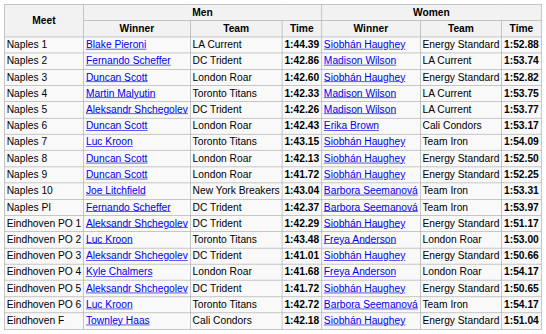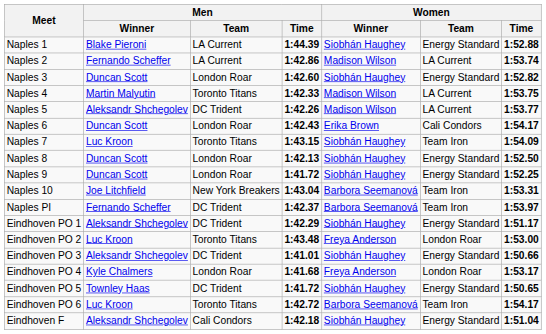(217, 61) DC Trident -> (217, 61) LA Current
(521, 126) 1:53.17 -> (521, 126) 1:54.17
(521, 272) 1:54.17 -> (521, 272) 1:53.17
(137, 288) Aleksandr Shchegolev -> (118, 288) Townley Haas
(118, 321) Townley Haas -> (137, 321) Aleksandr Shchegolev
